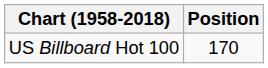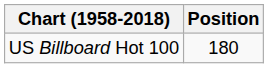(223, 47) 170 -> (223, 47) 180
